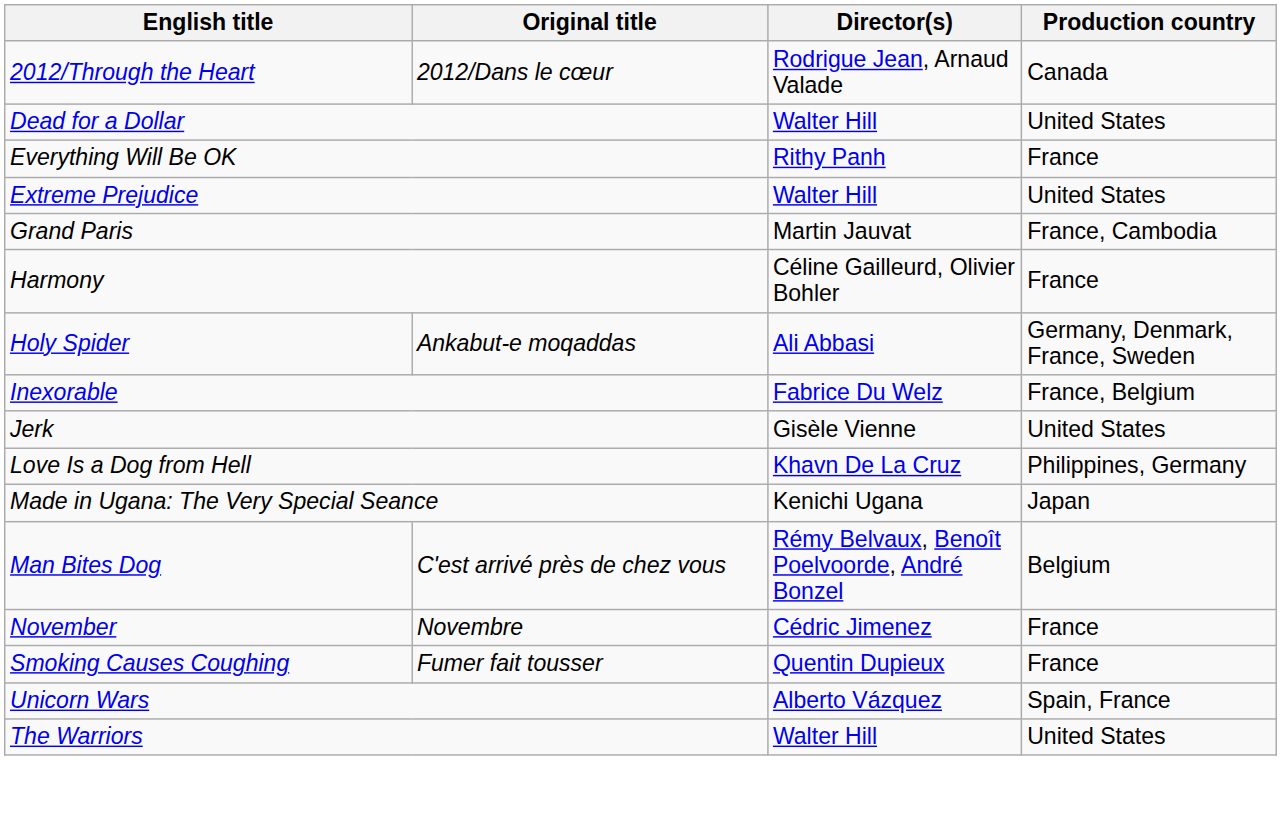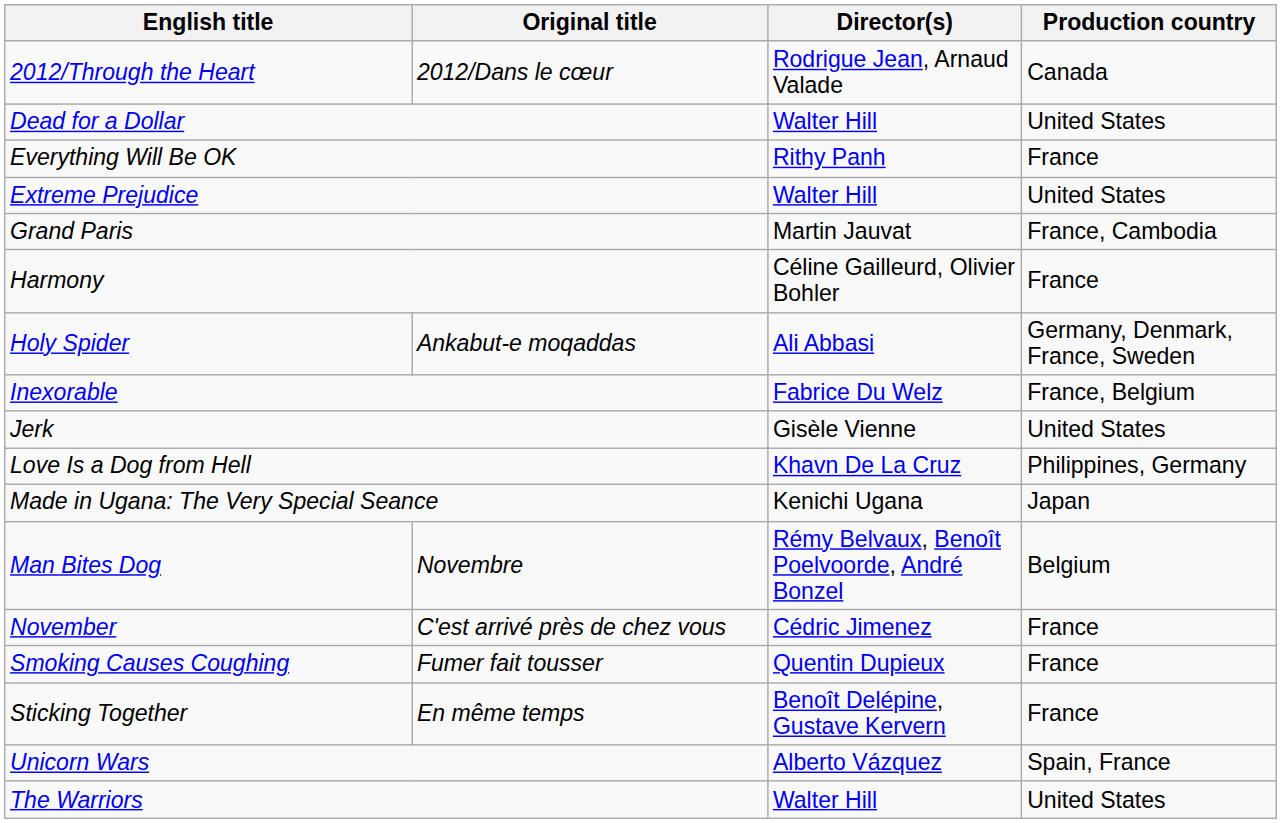(571, 564) C'est arrivé près de chez vous -> (470, 564) Novembre
(470, 627) Novembre -> (571, 627) C'est arrivé près de chez vous
+ row: (99, 713)
